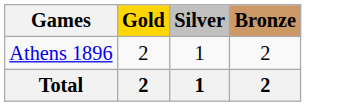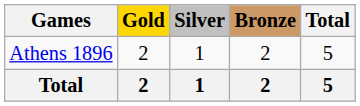+ column: (328, 20)
